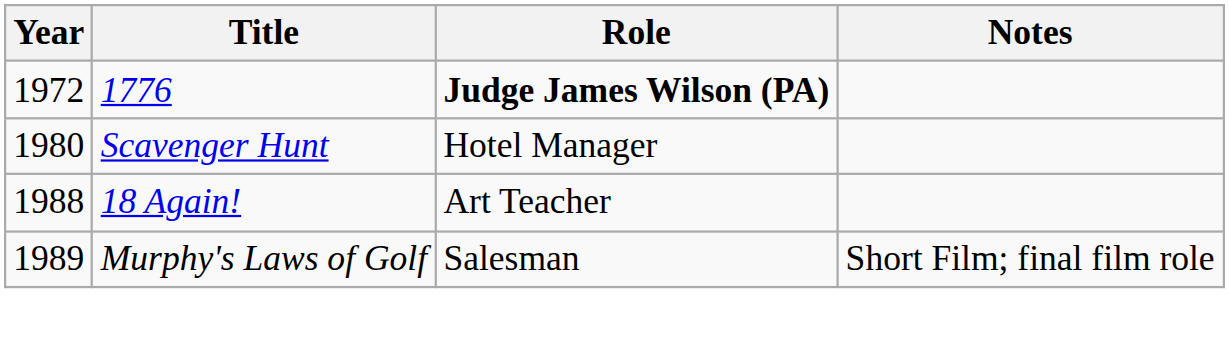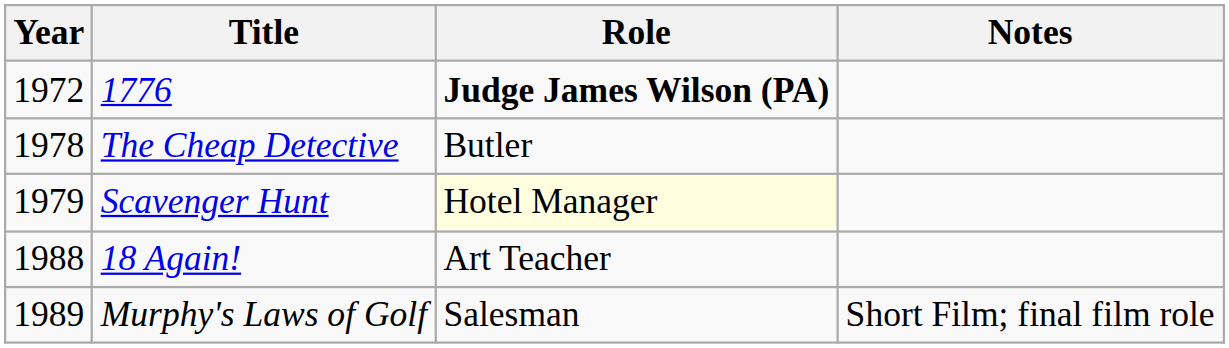+ row: (250, 145)
(49, 145) 1980 -> (49, 201) 1979
(550, 145) no background -> (550, 201) lightyellow background
